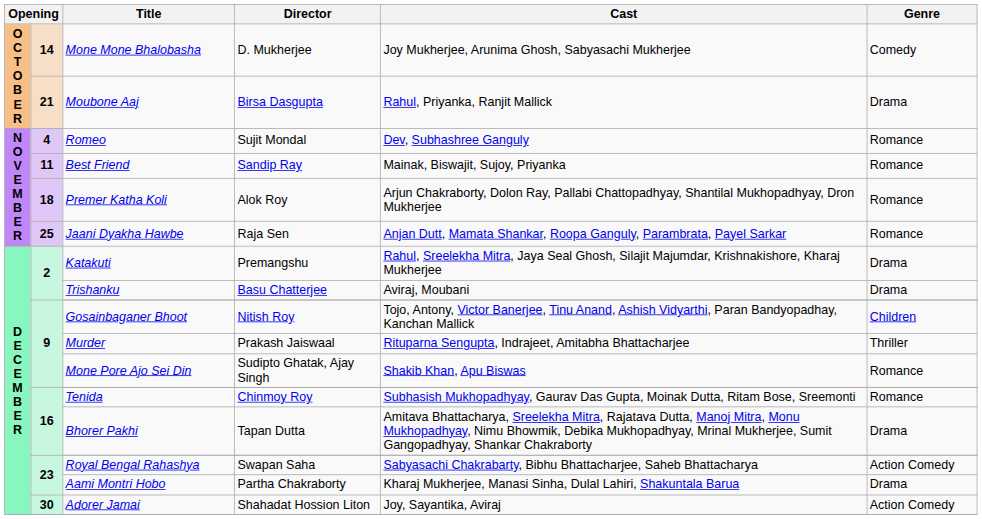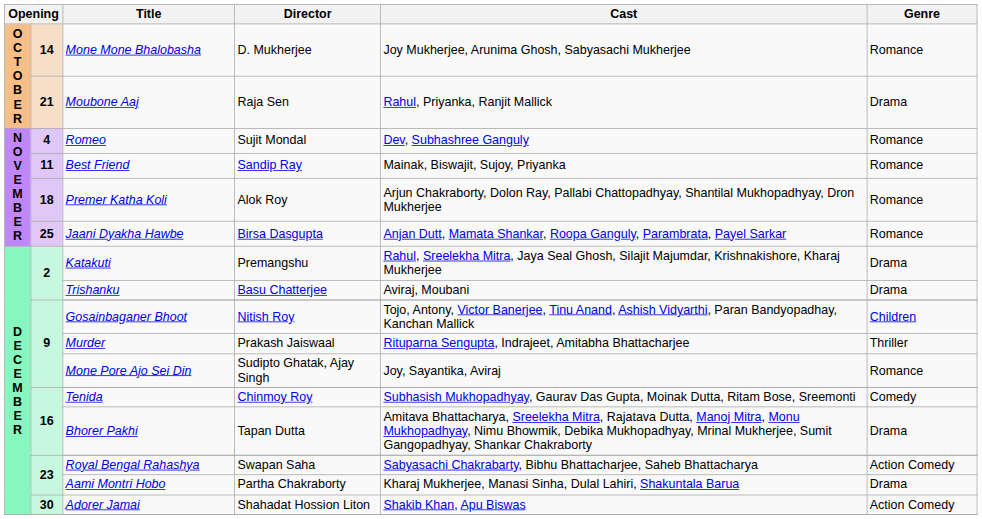(893, 50) Comedy -> (896, 50) Romance
(280, 102) Birsa Dasgupta -> (263, 102) Raja Sen
(263, 233) Raja Sen -> (280, 233) Birsa Dasgupta
(455, 370) Shakib Khan, Apu Biswas -> (442, 370) Joy, Sayantika, Aviraj
(896, 397) Romance -> (893, 397) Comedy
(442, 504) Joy, Sayantika, Aviraj -> (455, 504) Shakib Khan, Apu Biswas
